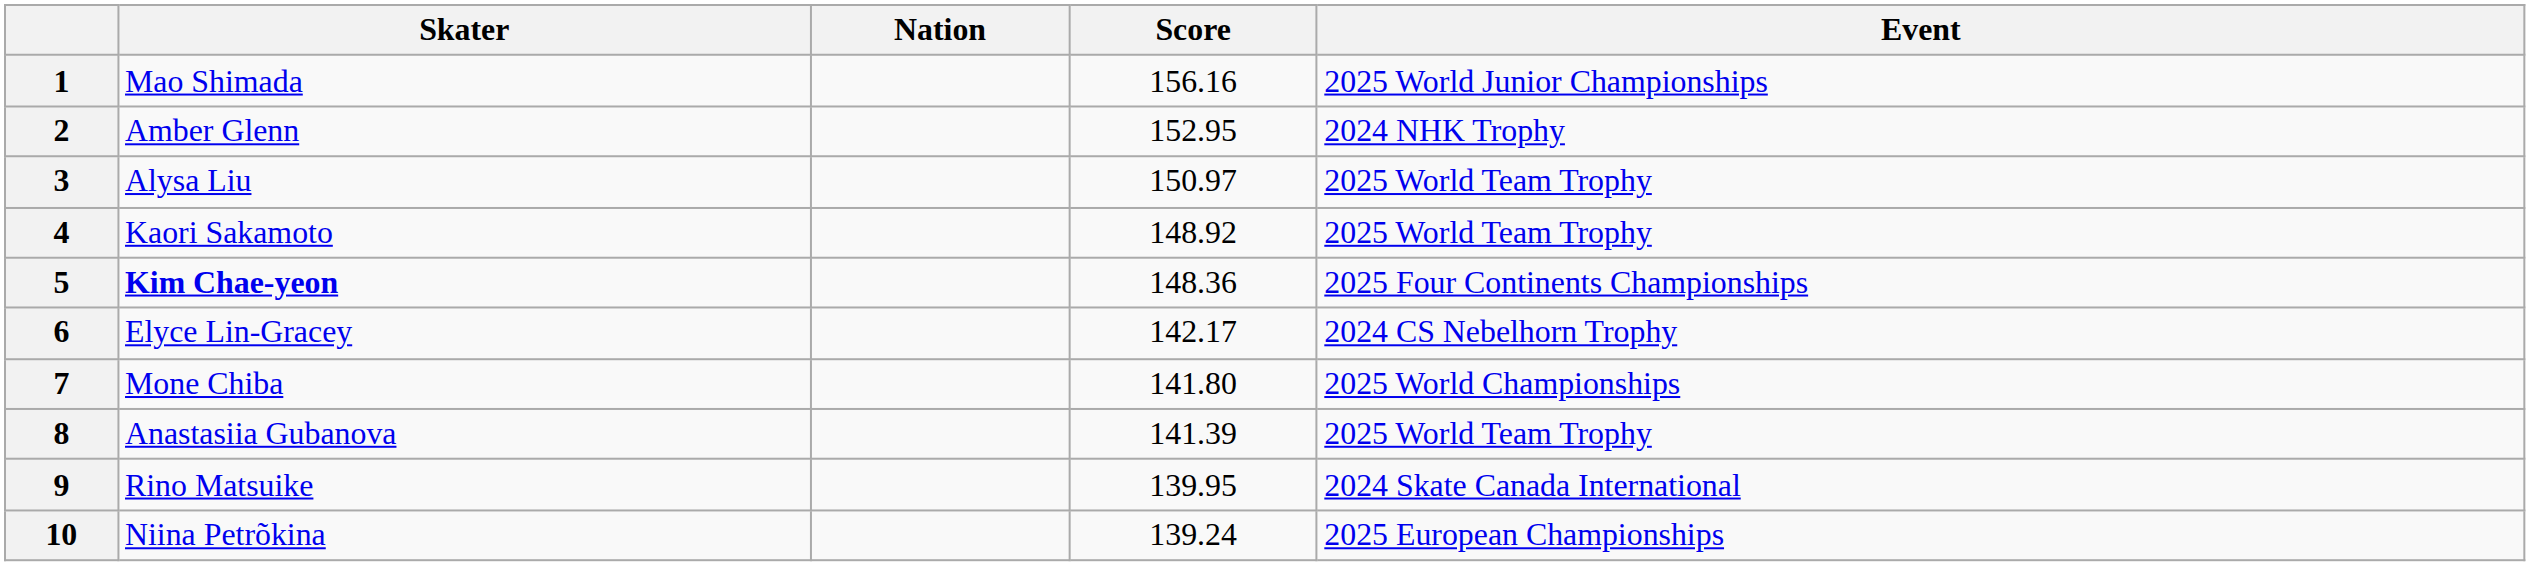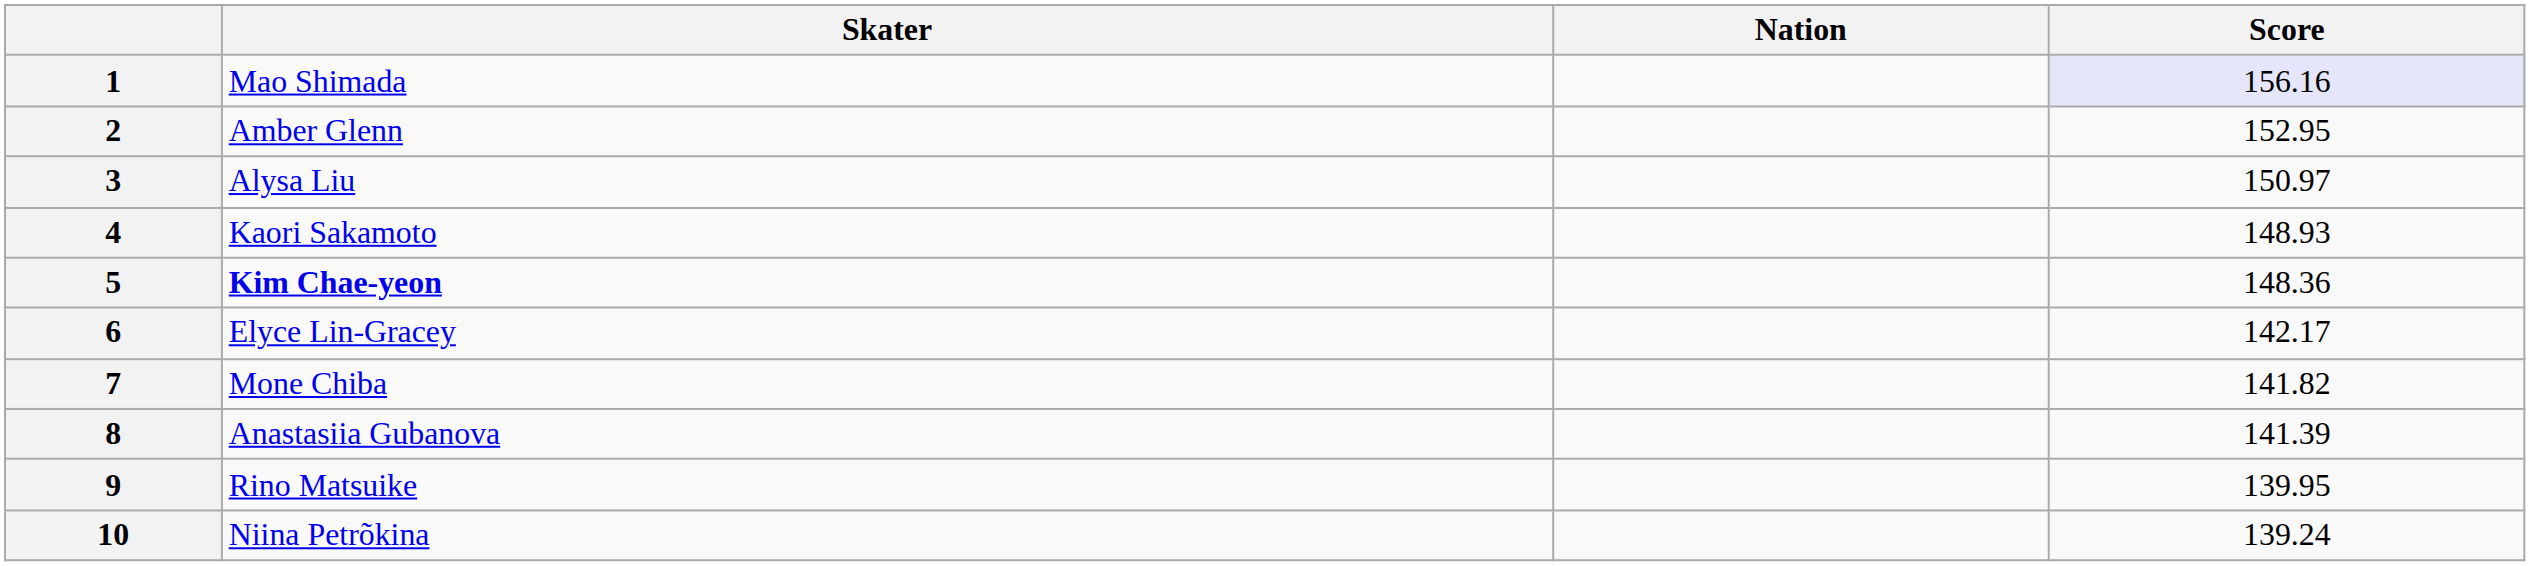- column: (1921, 29)
(1193, 80) no background -> (2287, 80) lavender background
(1193, 231) 148.92 -> (2287, 231) 148.93
(1193, 383) 141.80 -> (2287, 383) 141.82
